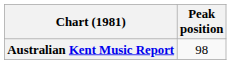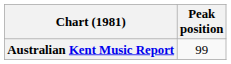(202, 49) 98 -> (202, 49) 99
